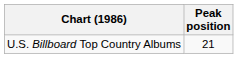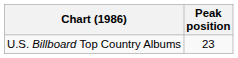(208, 44) 21 -> (208, 44) 23
